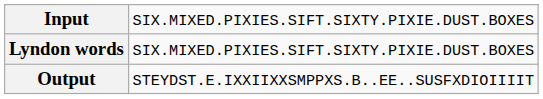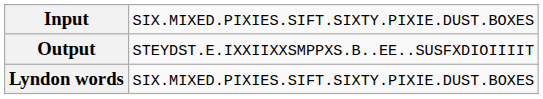rows swapped: (66, 49) <-> (66, 78)
